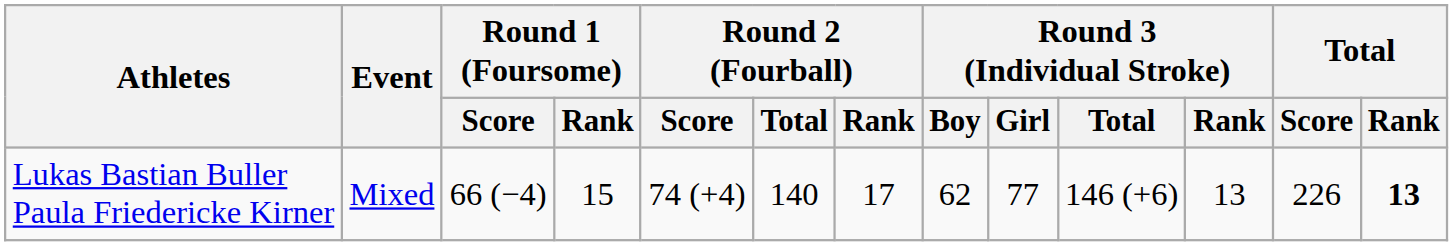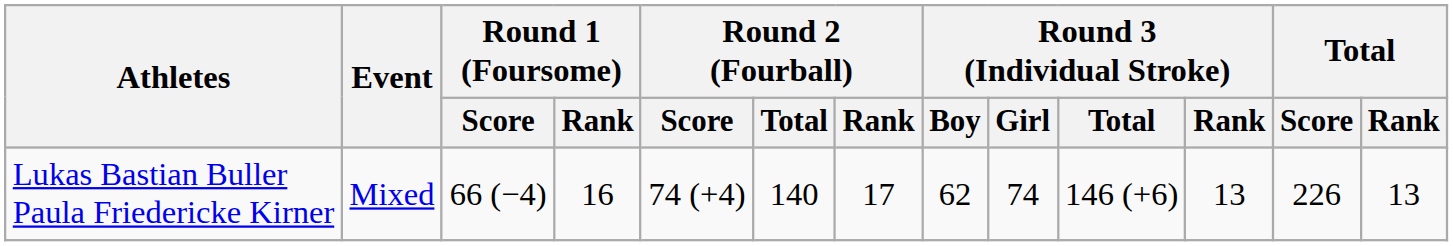(598, 193) 15 -> (598, 193) 16
(1023, 193) 77 -> (1023, 193) 74
(1404, 193) bold -> (1404, 193) normal
